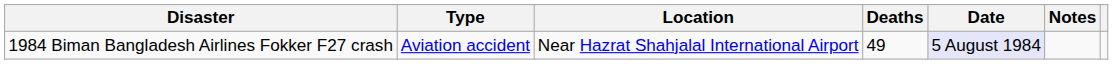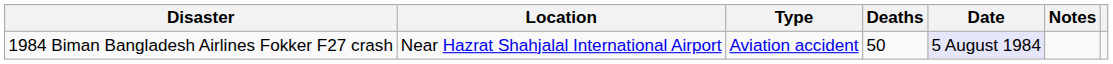columns swapped: (465, 18) <-> (698, 18)
(876, 45) 49 -> (876, 45) 50
